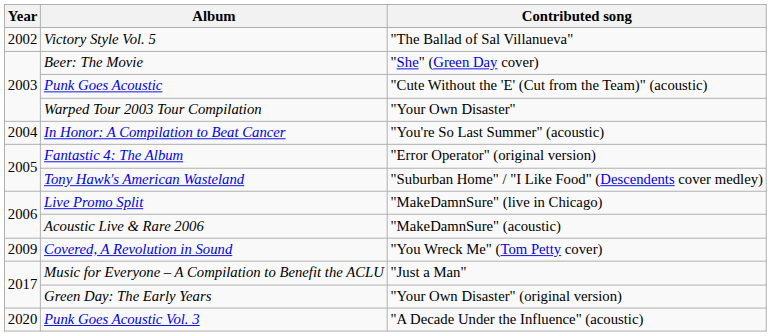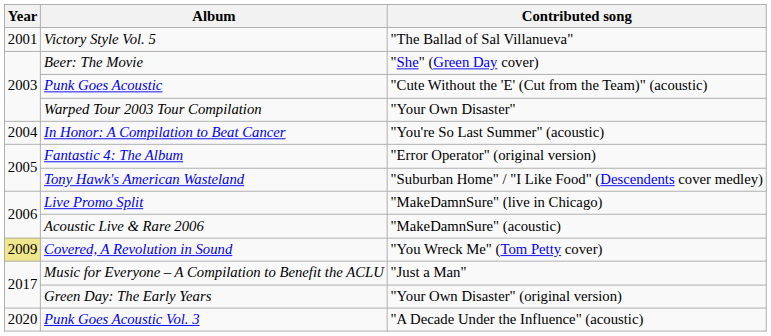(23, 39) 2002 -> (23, 39) 2001
(23, 249) no background -> (23, 249) khaki background
